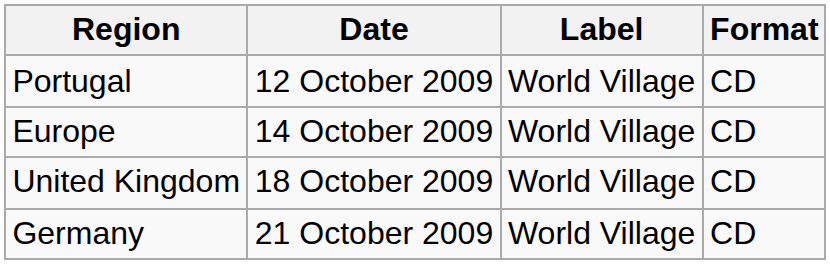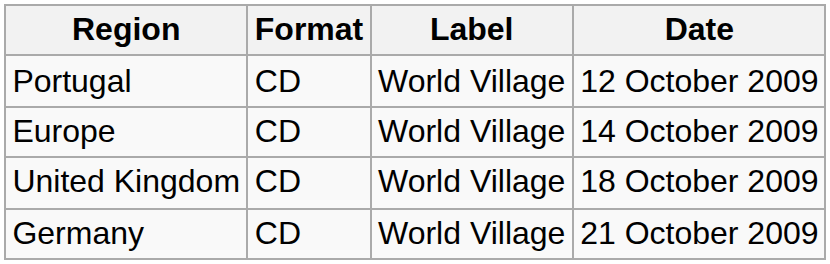columns swapped: (374, 29) <-> (764, 29)
